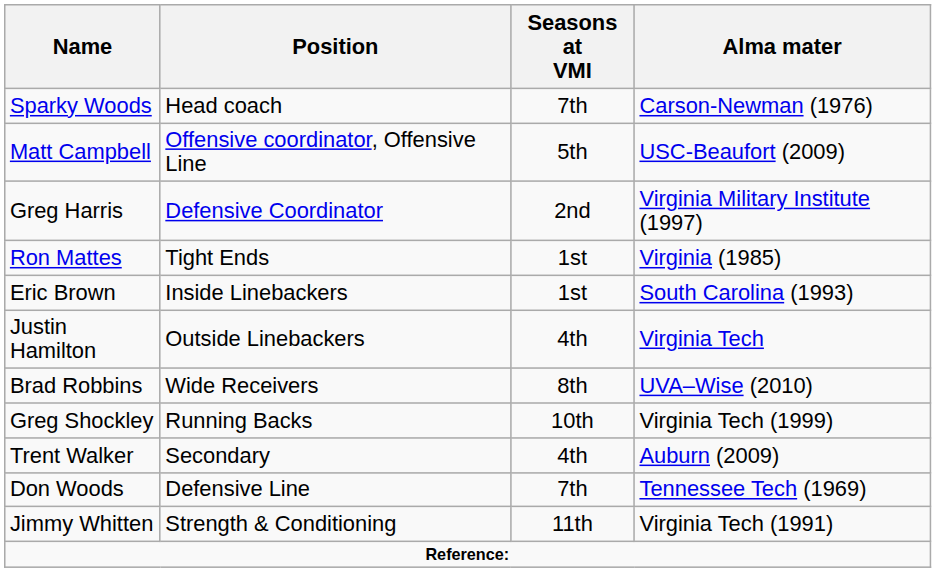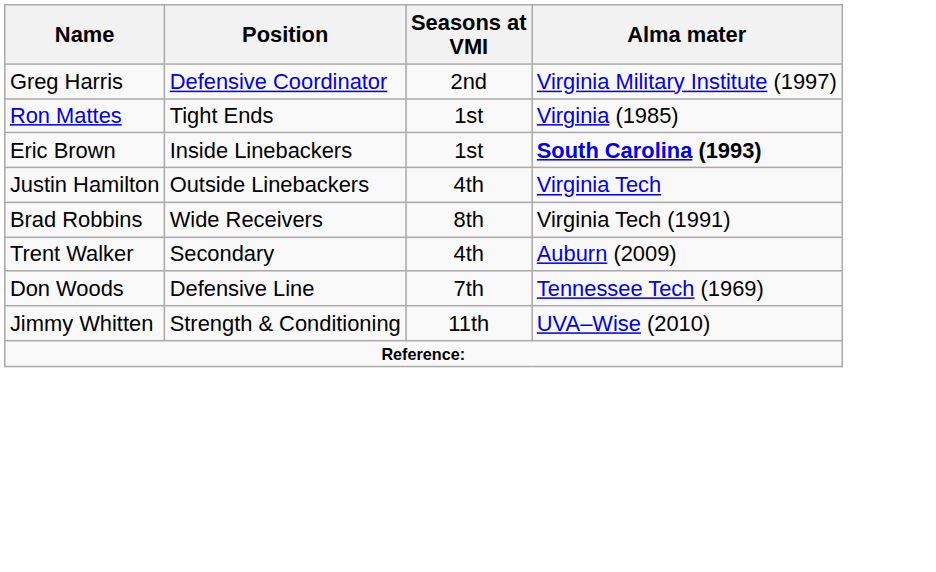- row: (81, 106)
- row: (80, 152)
(746, 293) normal -> (649, 151) bold
(726, 386) UVA–Wise (2010) -> (634, 220) Virginia Tech (1991)
- row: (82, 421)
(736, 524) Virginia Tech (1991) -> (624, 323) UVA–Wise (2010)
